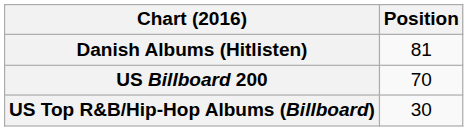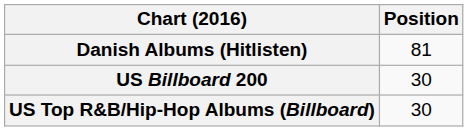(421, 79) 70 -> (421, 79) 30
